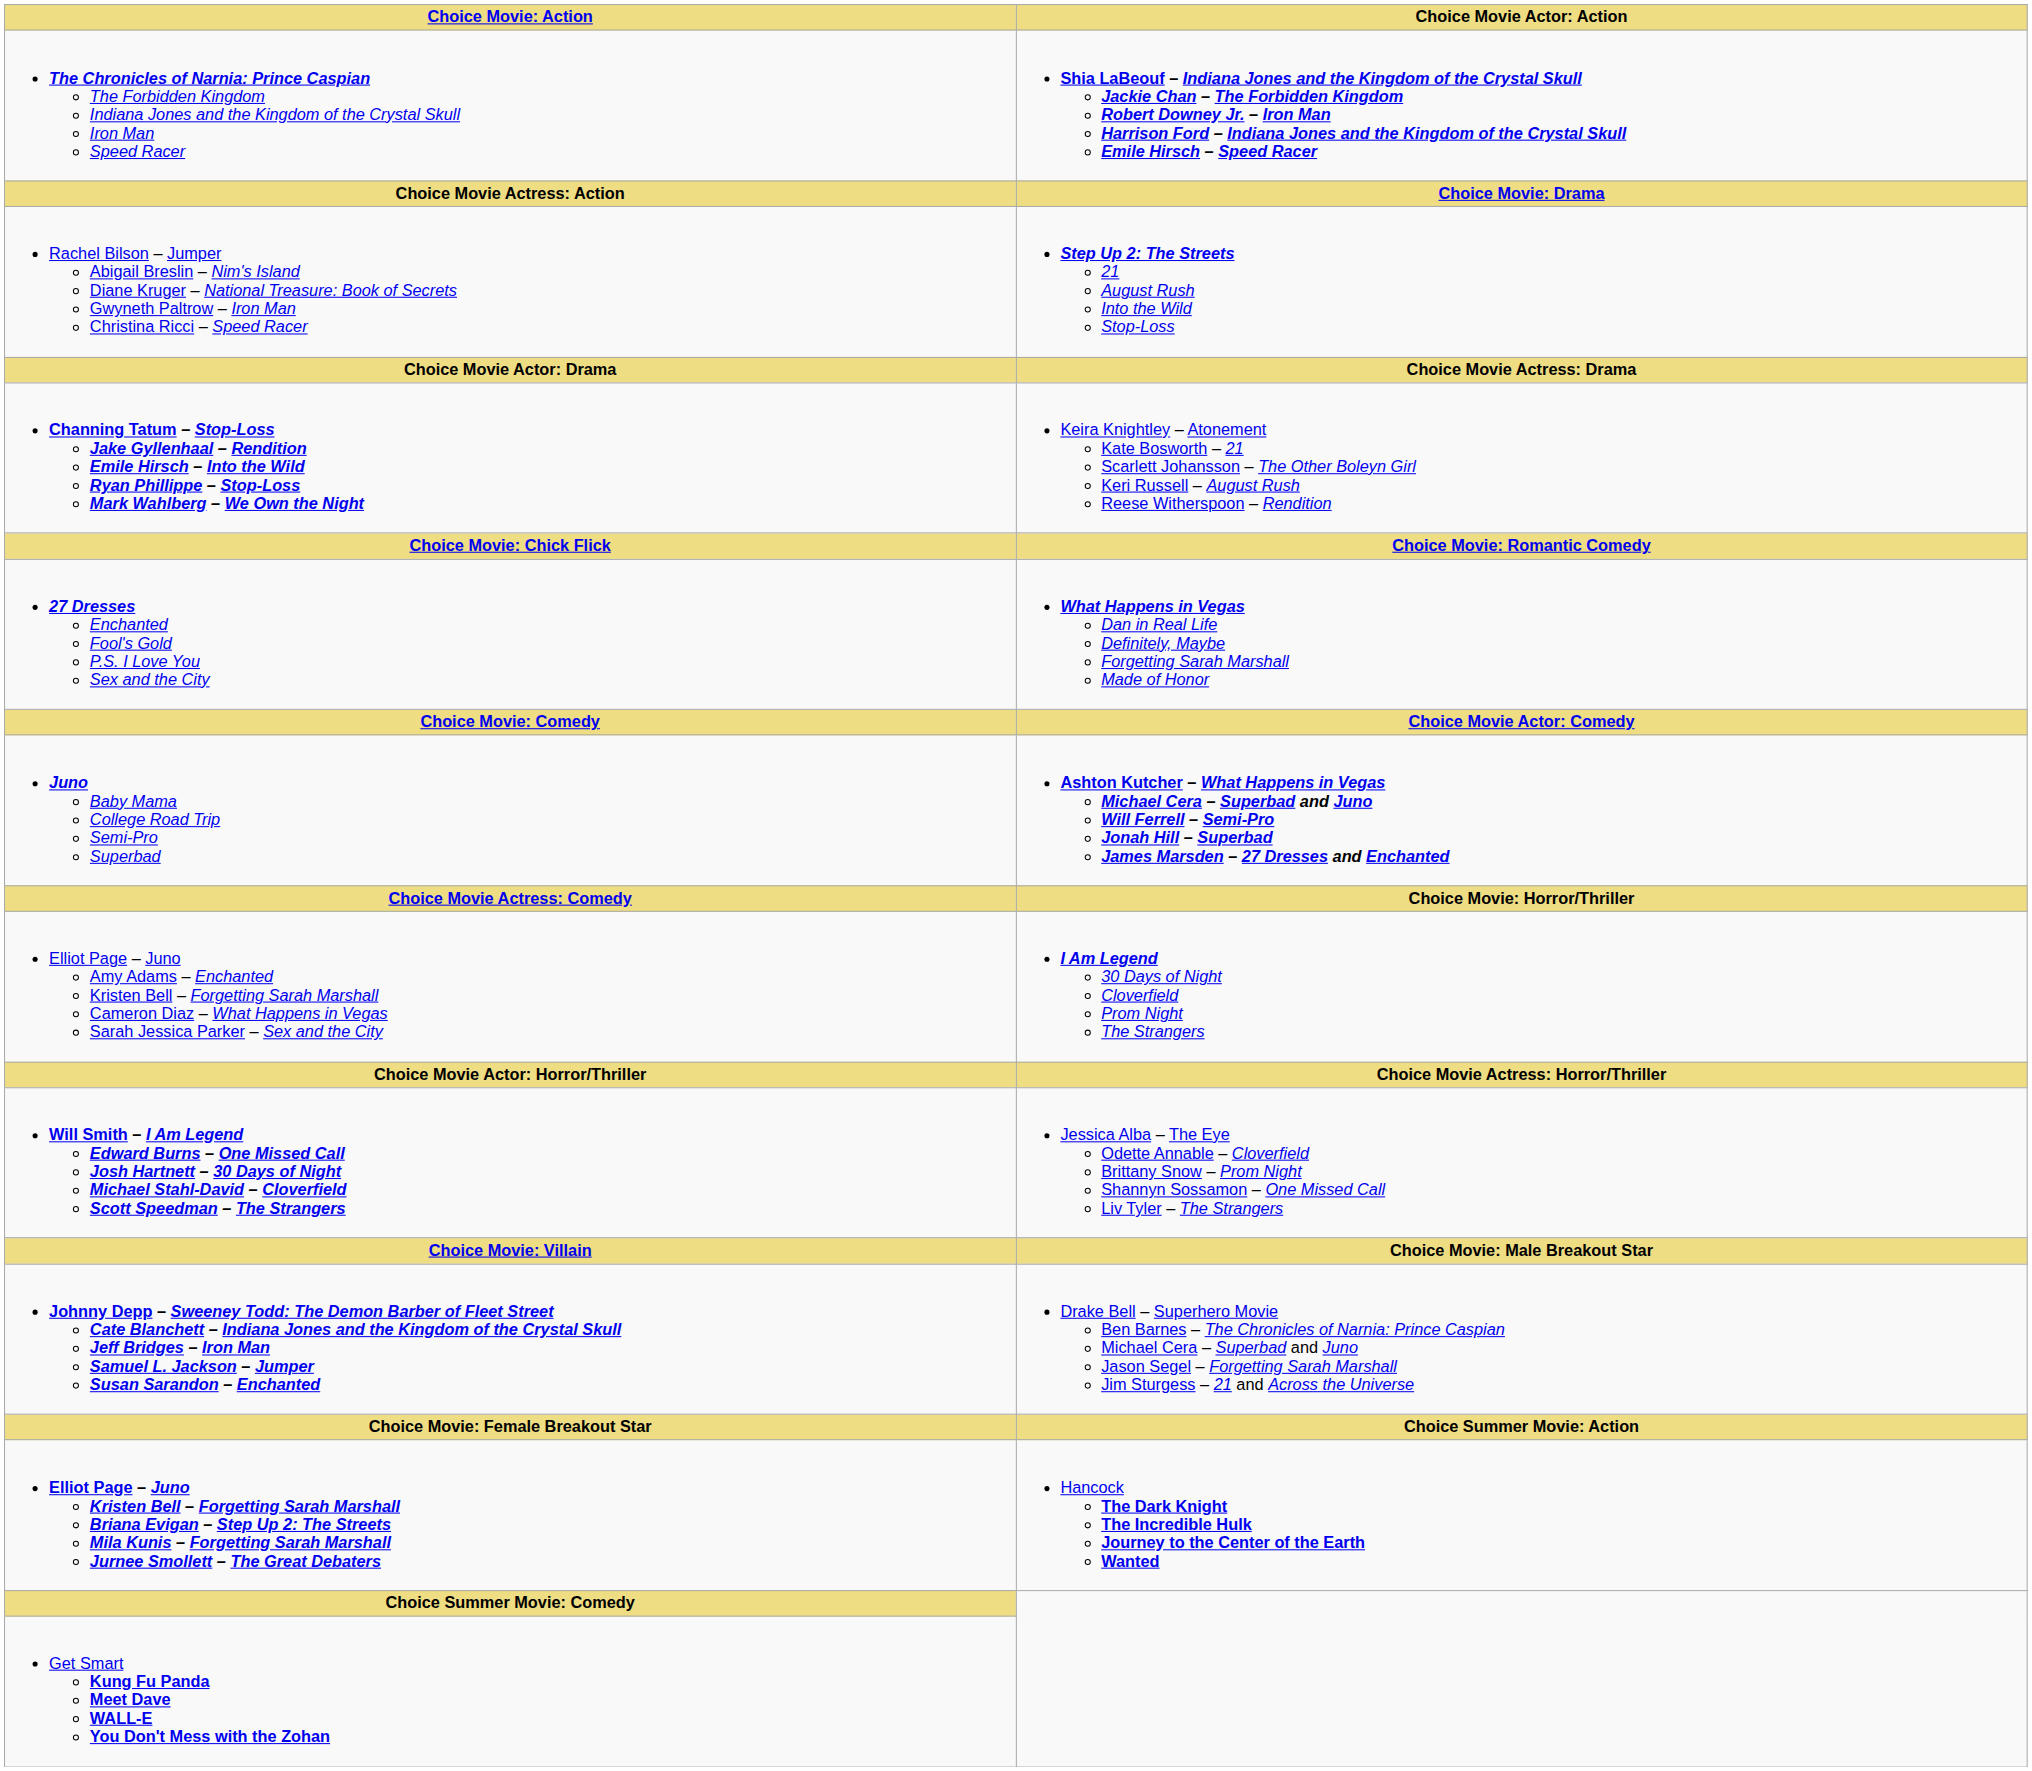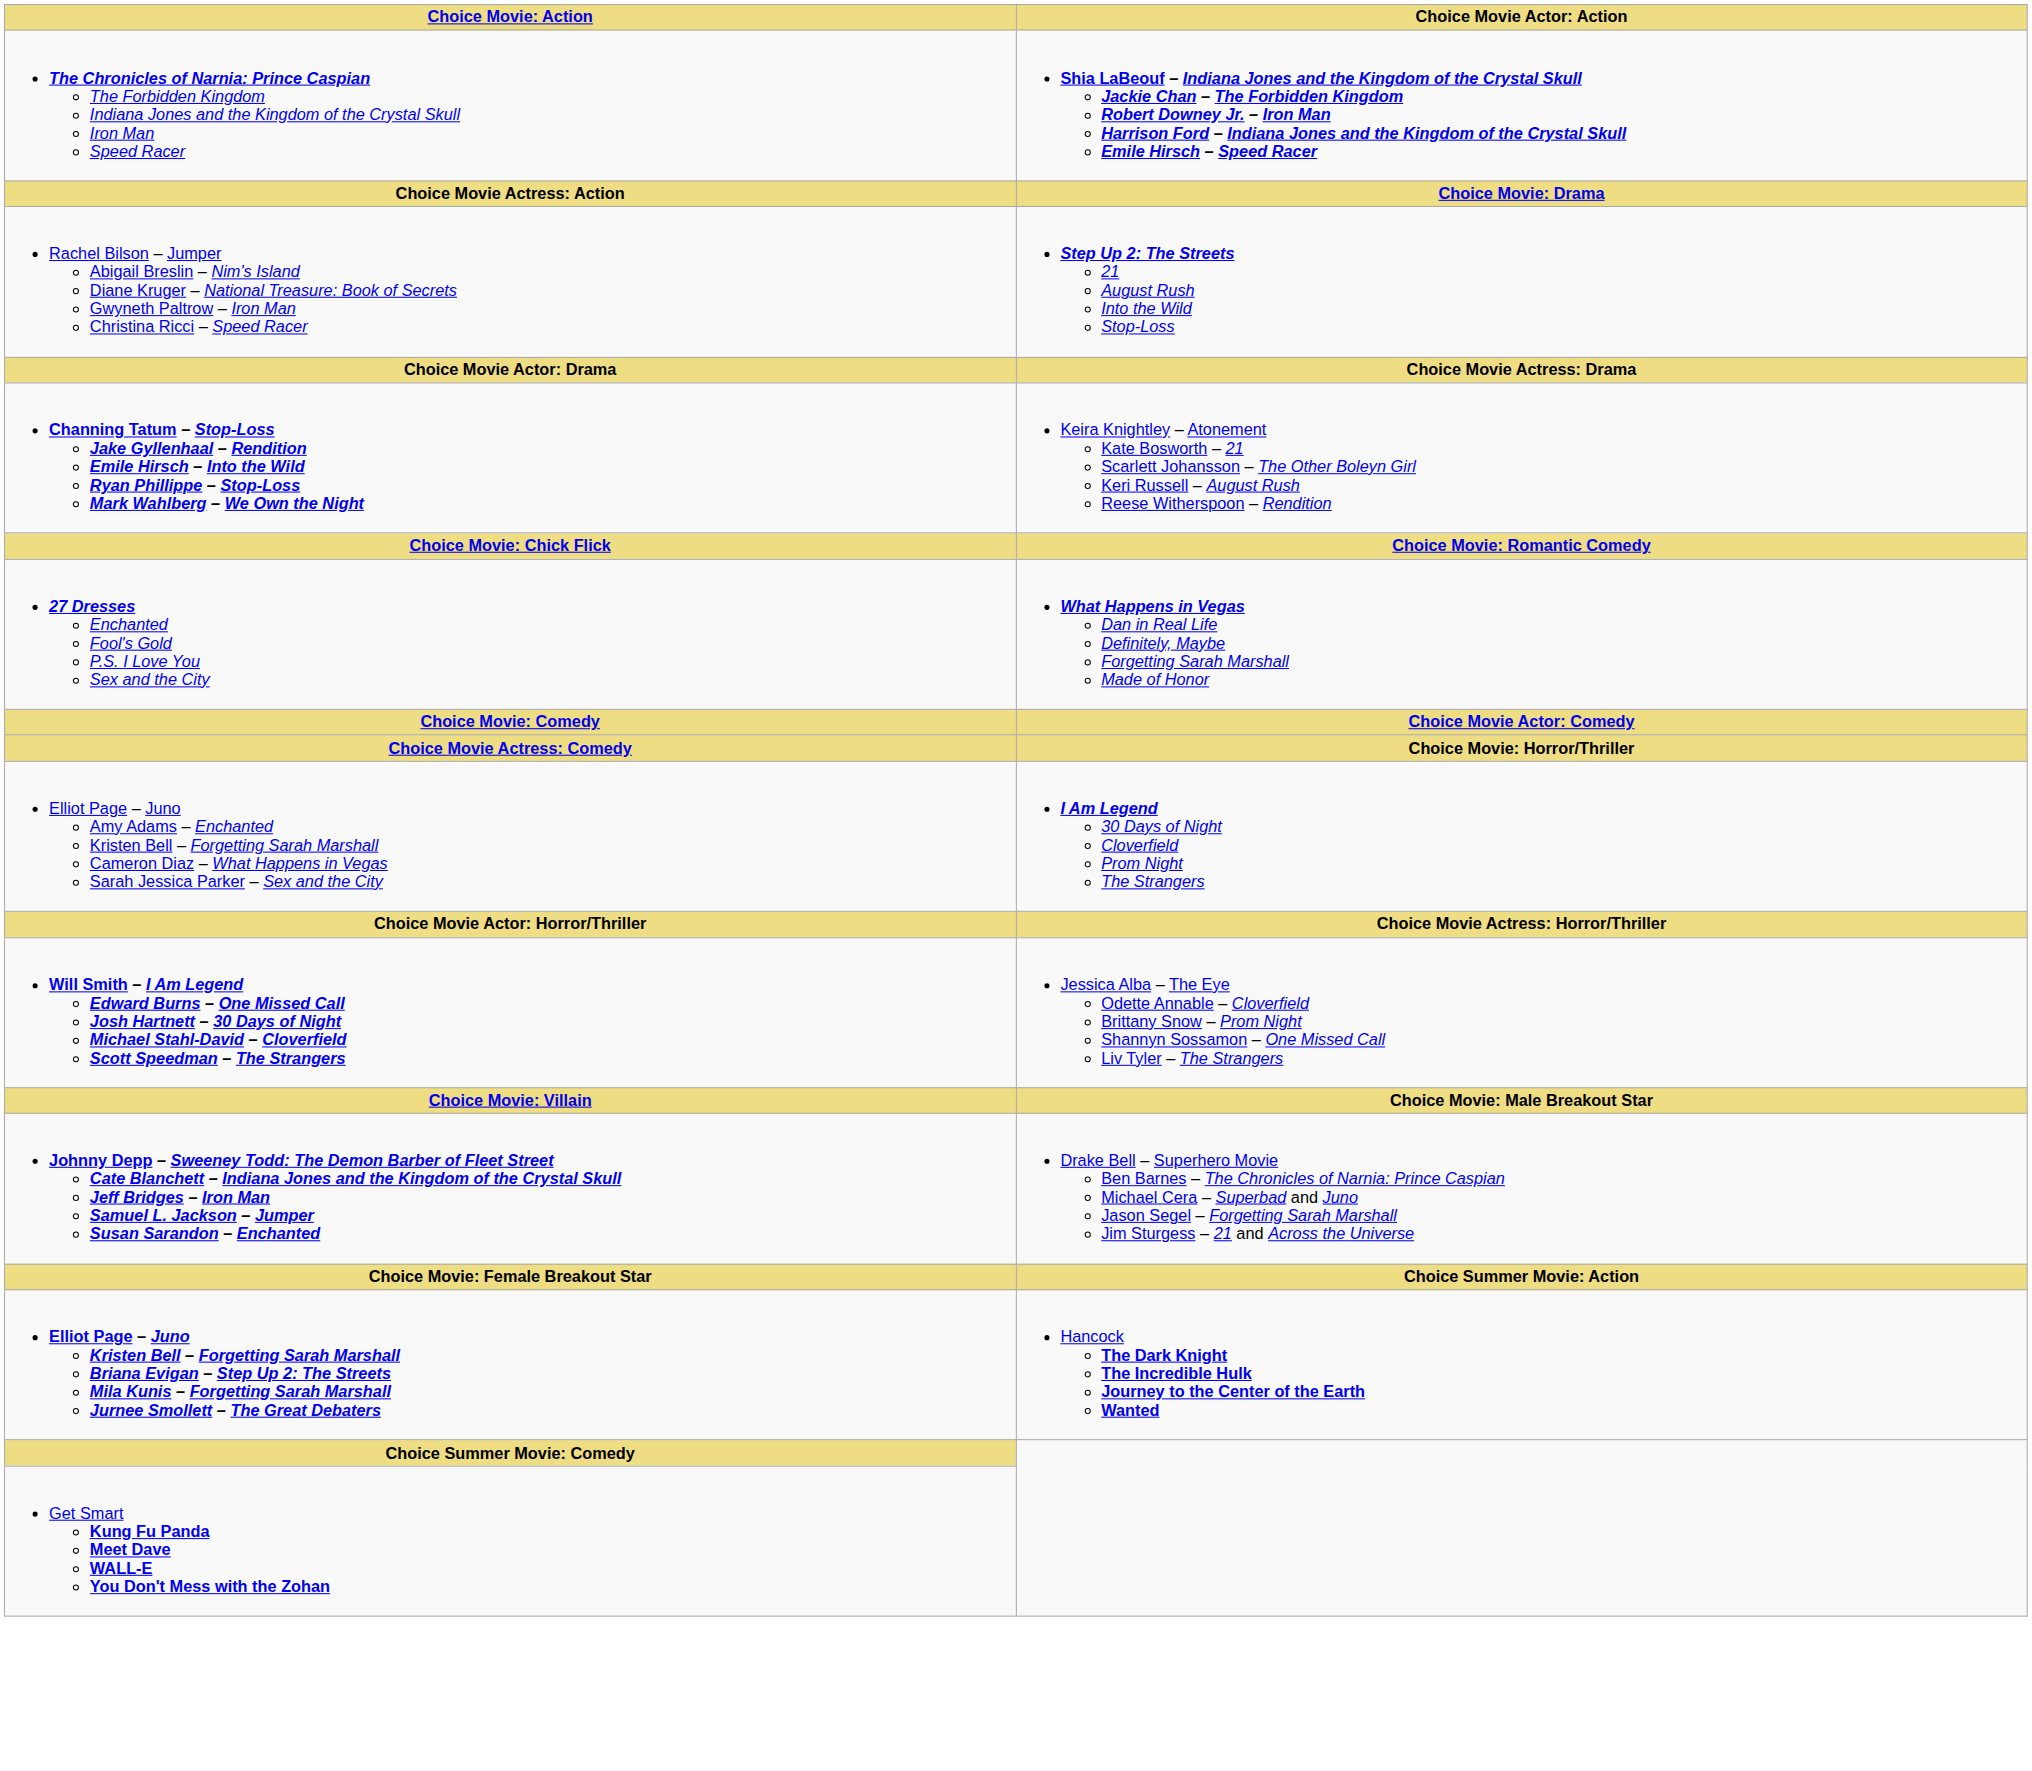- row: (510, 820)
